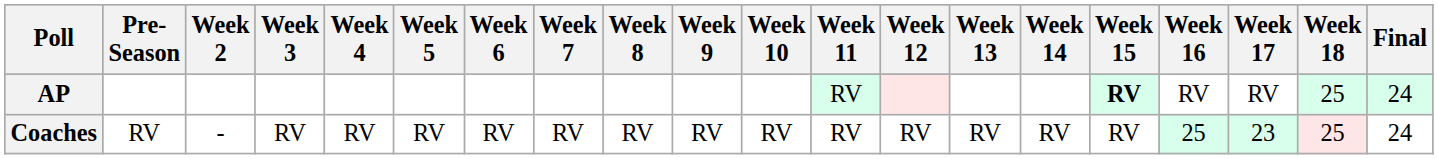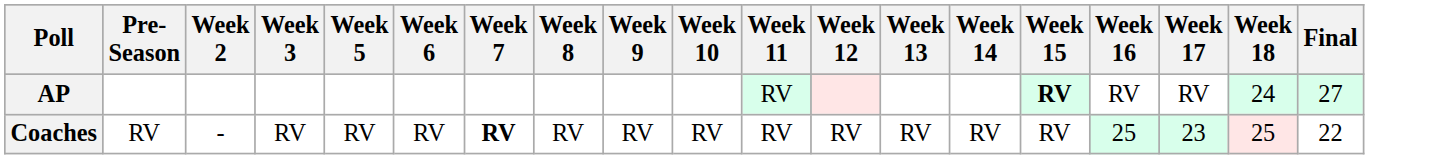- column: (360, 39)
(1333, 93) 25 -> (1263, 93) 24
(1400, 93) 24 -> (1331, 93) 27
(568, 133) normal -> (499, 133) bold
(1400, 133) 24 -> (1331, 133) 22
